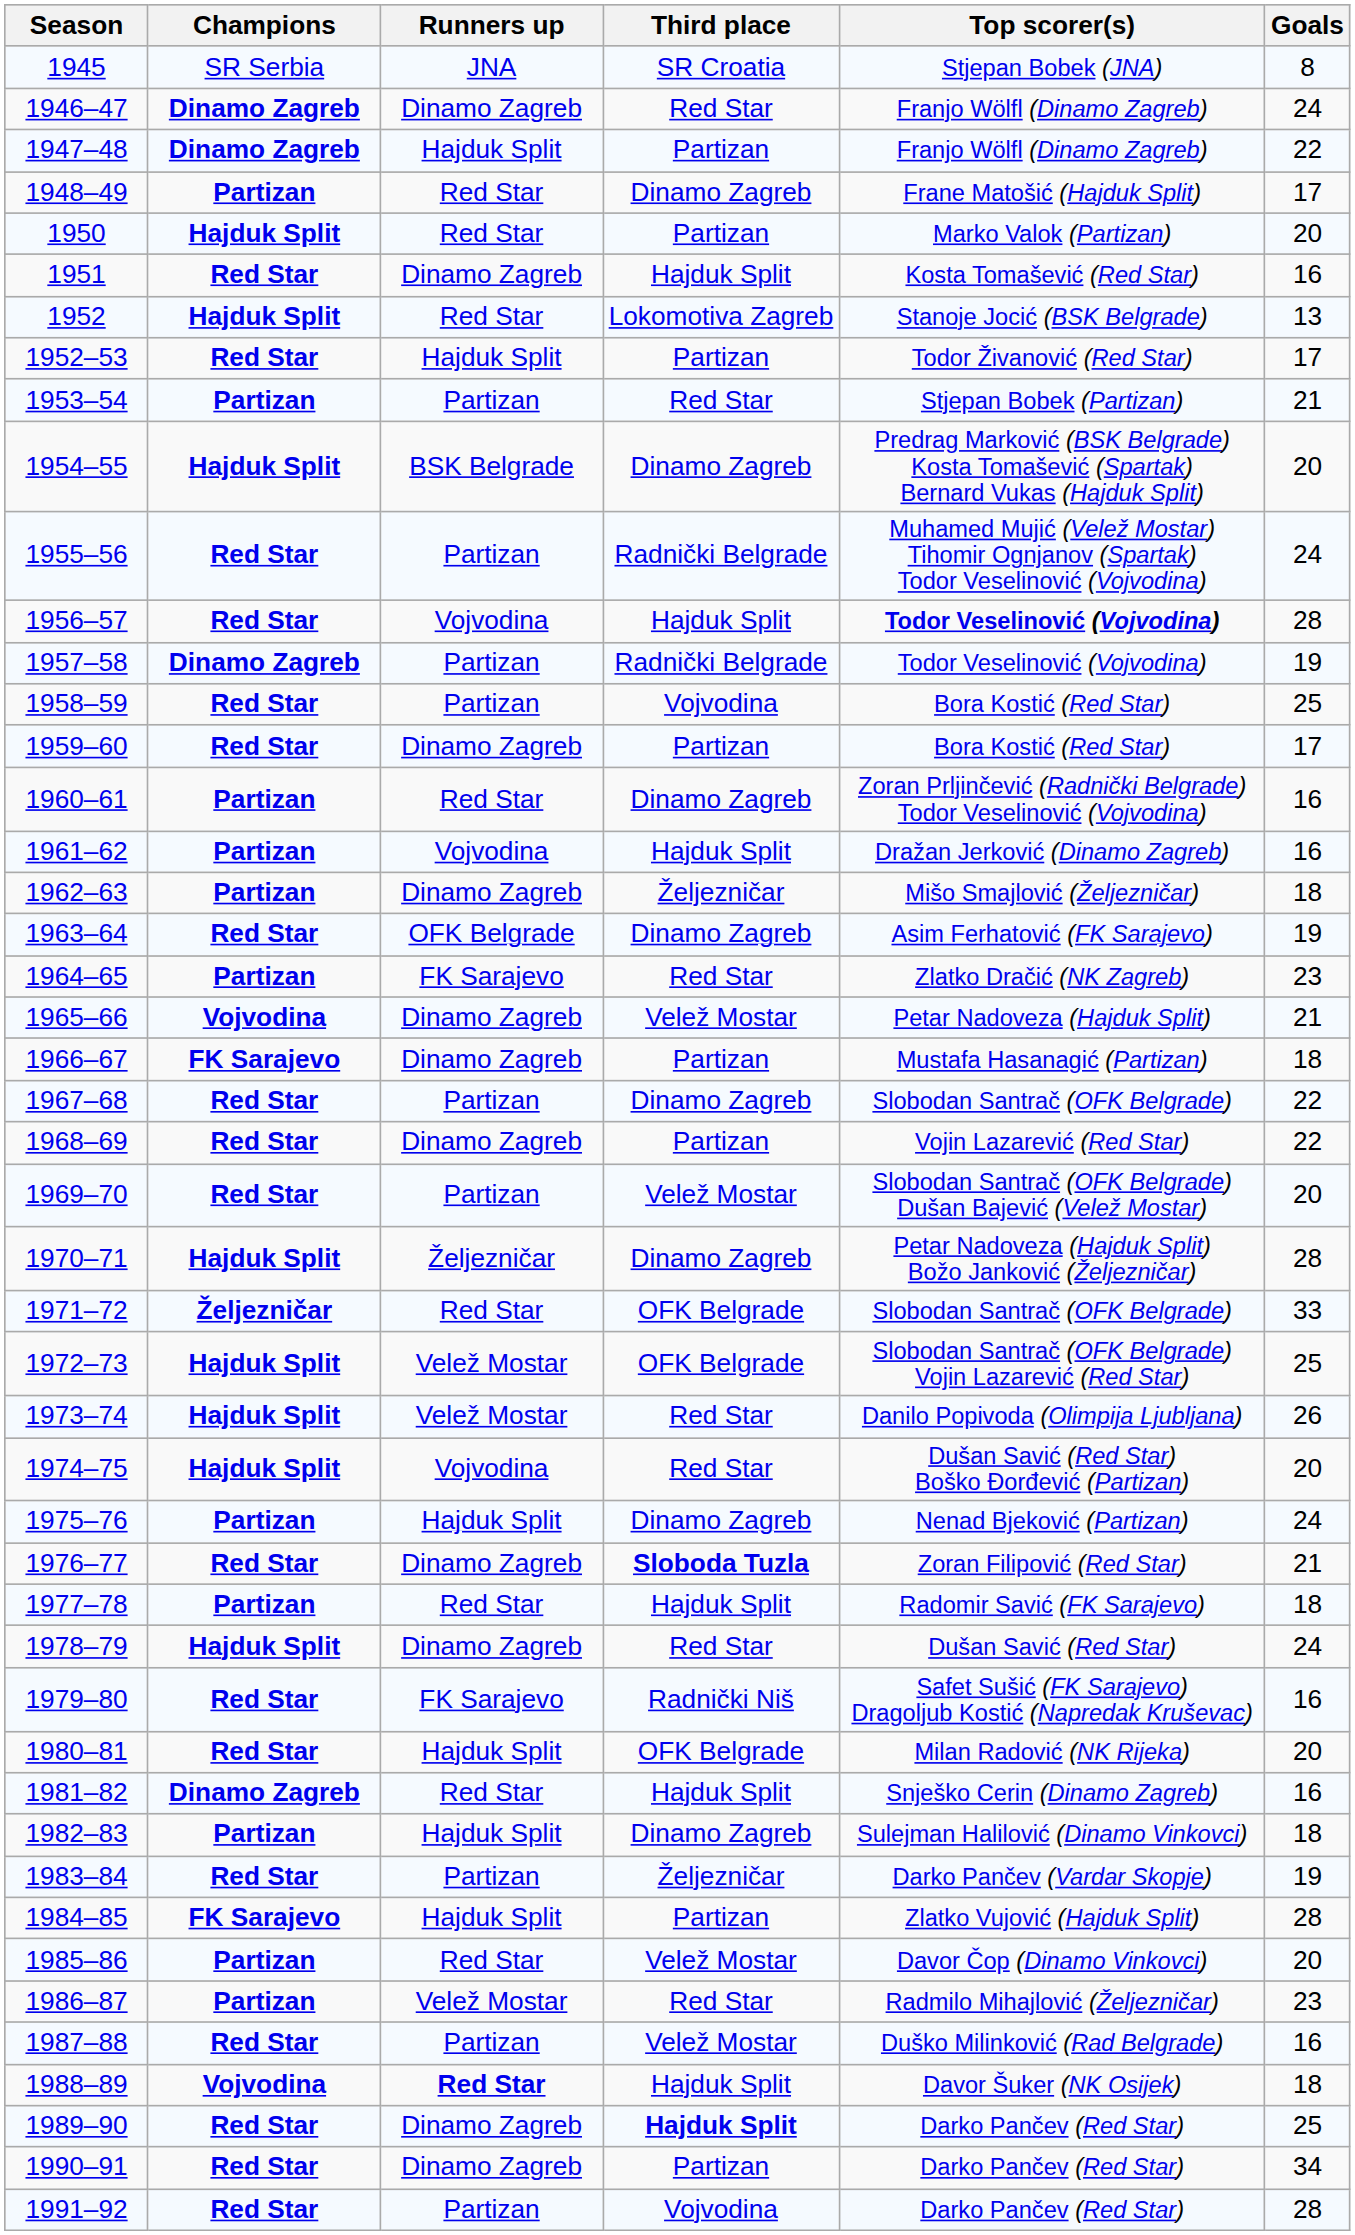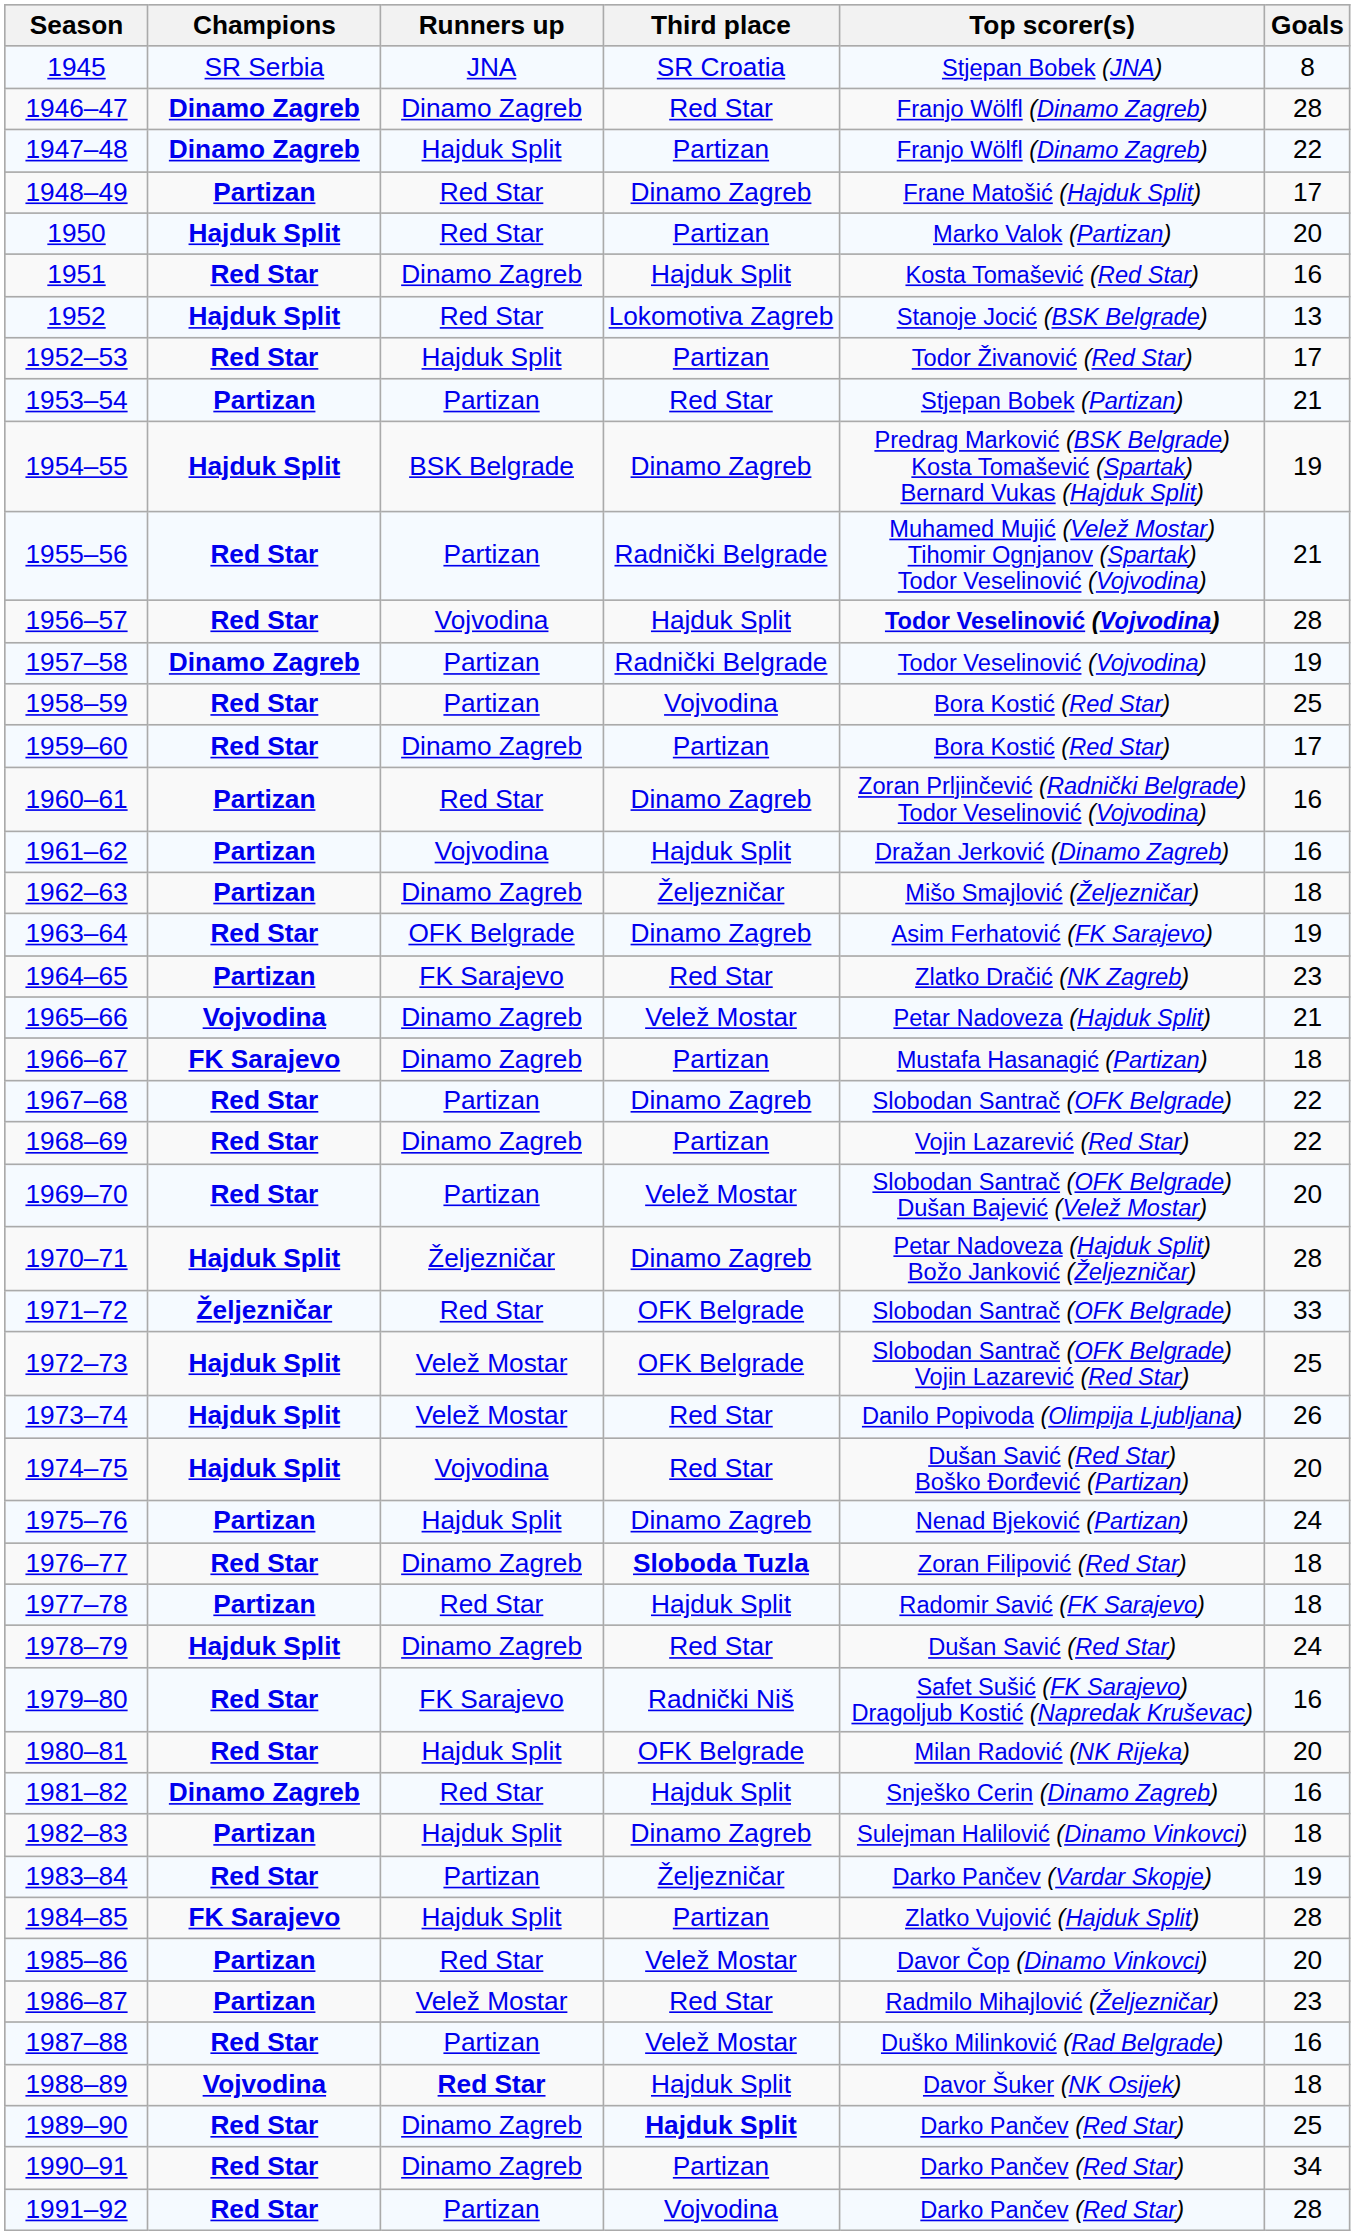(1307, 108) 24 -> (1307, 108) 28
(1307, 465) 20 -> (1307, 465) 19
(1307, 555) 24 -> (1307, 555) 21
(1307, 1563) 21 -> (1307, 1563) 18
